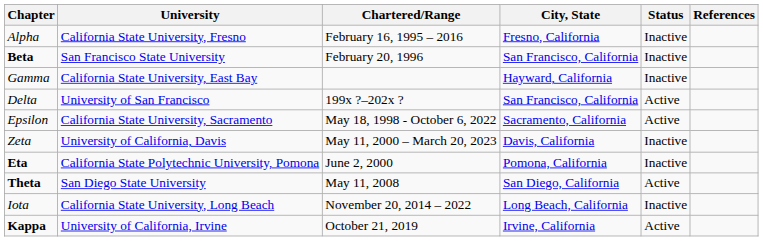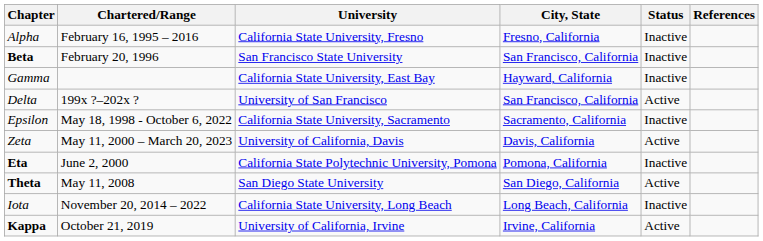columns swapped: (411, 15) <-> (190, 15)
(662, 120) Active -> (666, 120) Inactive
(666, 141) Inactive -> (662, 141) Active
